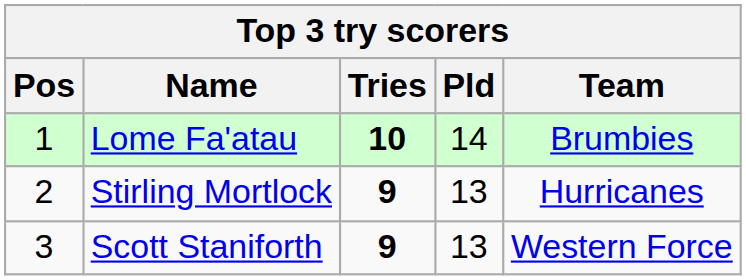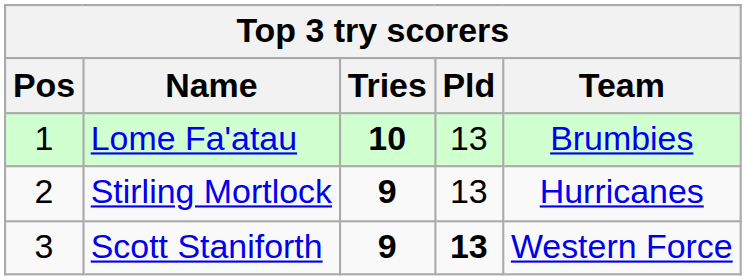(469, 138) 14 -> (469, 138) 13
(469, 246) normal -> (469, 246) bold
